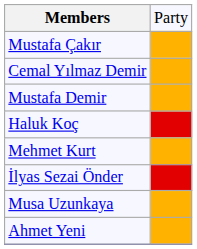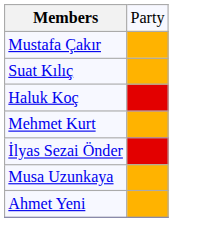- row: (77, 71)
- row: (57, 97)
+ row: (41, 71)
